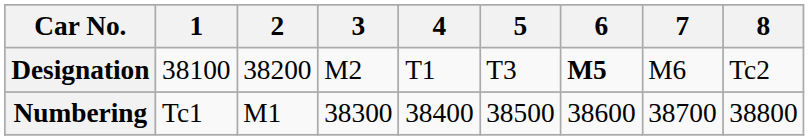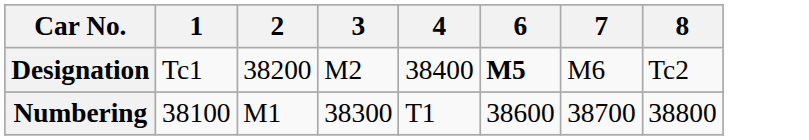- column: (520, 26)
(196, 69) 38100 -> (182, 69) Tc1
(420, 69) T1 -> (439, 69) 38400
(182, 112) Tc1 -> (196, 112) 38100
(439, 112) 38400 -> (420, 112) T1
